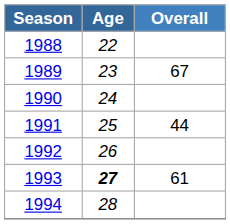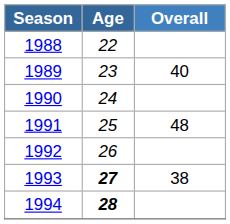(180, 72) 67 -> (180, 72) 40
(180, 125) 44 -> (180, 125) 48
(180, 178) 61 -> (180, 178) 38
(108, 205) normal -> (108, 205) bold
